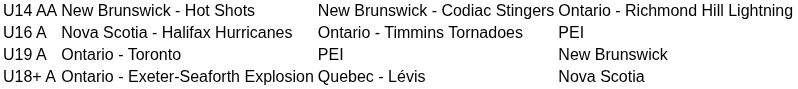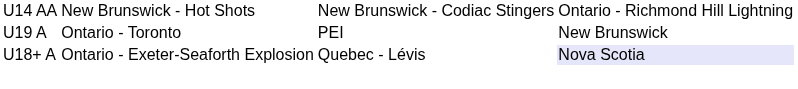- row: (25, 32)
(601, 76) no background -> (601, 54) lavender background
